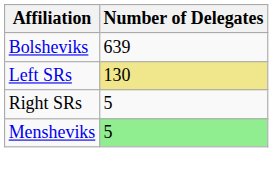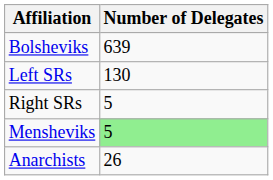(117, 75) khaki background -> (117, 75) no background
+ row: (47, 160)
